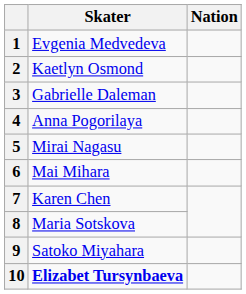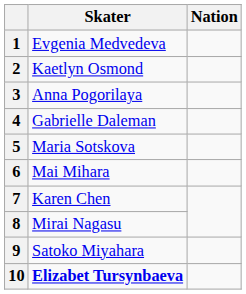(94, 95) Gabrielle Daleman -> (87, 95) Anna Pogorilaya
(87, 120) Anna Pogorilaya -> (94, 120) Gabrielle Daleman
(77, 146) Mirai Nagasu -> (84, 146) Maria Sotskova
(84, 224) Maria Sotskova -> (77, 224) Mirai Nagasu
